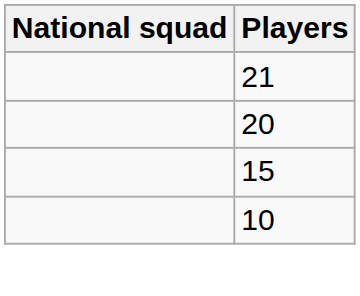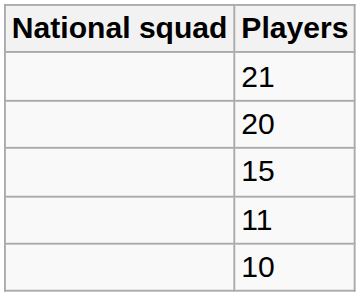+ row: (257, 219)
